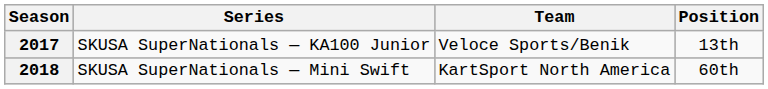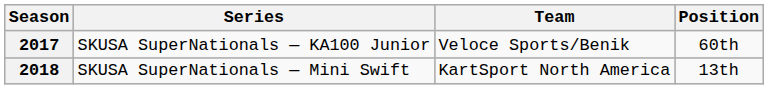(719, 44) 13th -> (719, 44) 60th
(719, 71) 60th -> (719, 71) 13th
